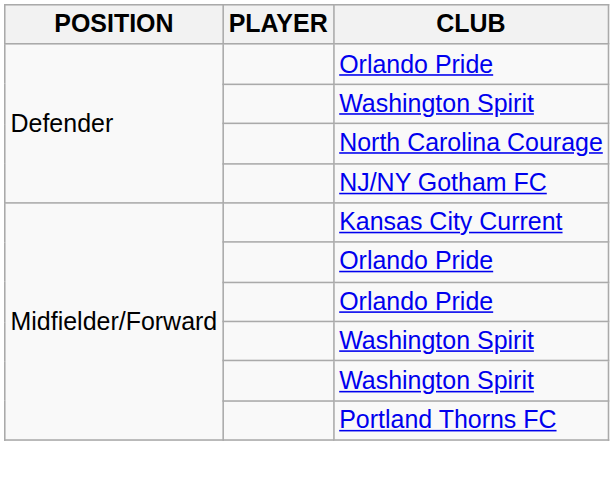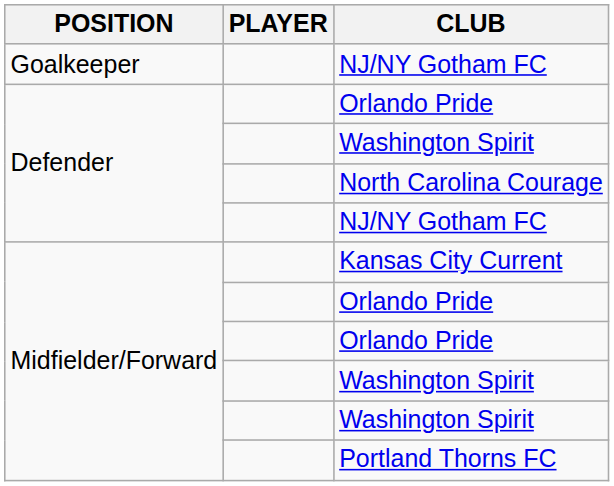+ row: (75, 63)
